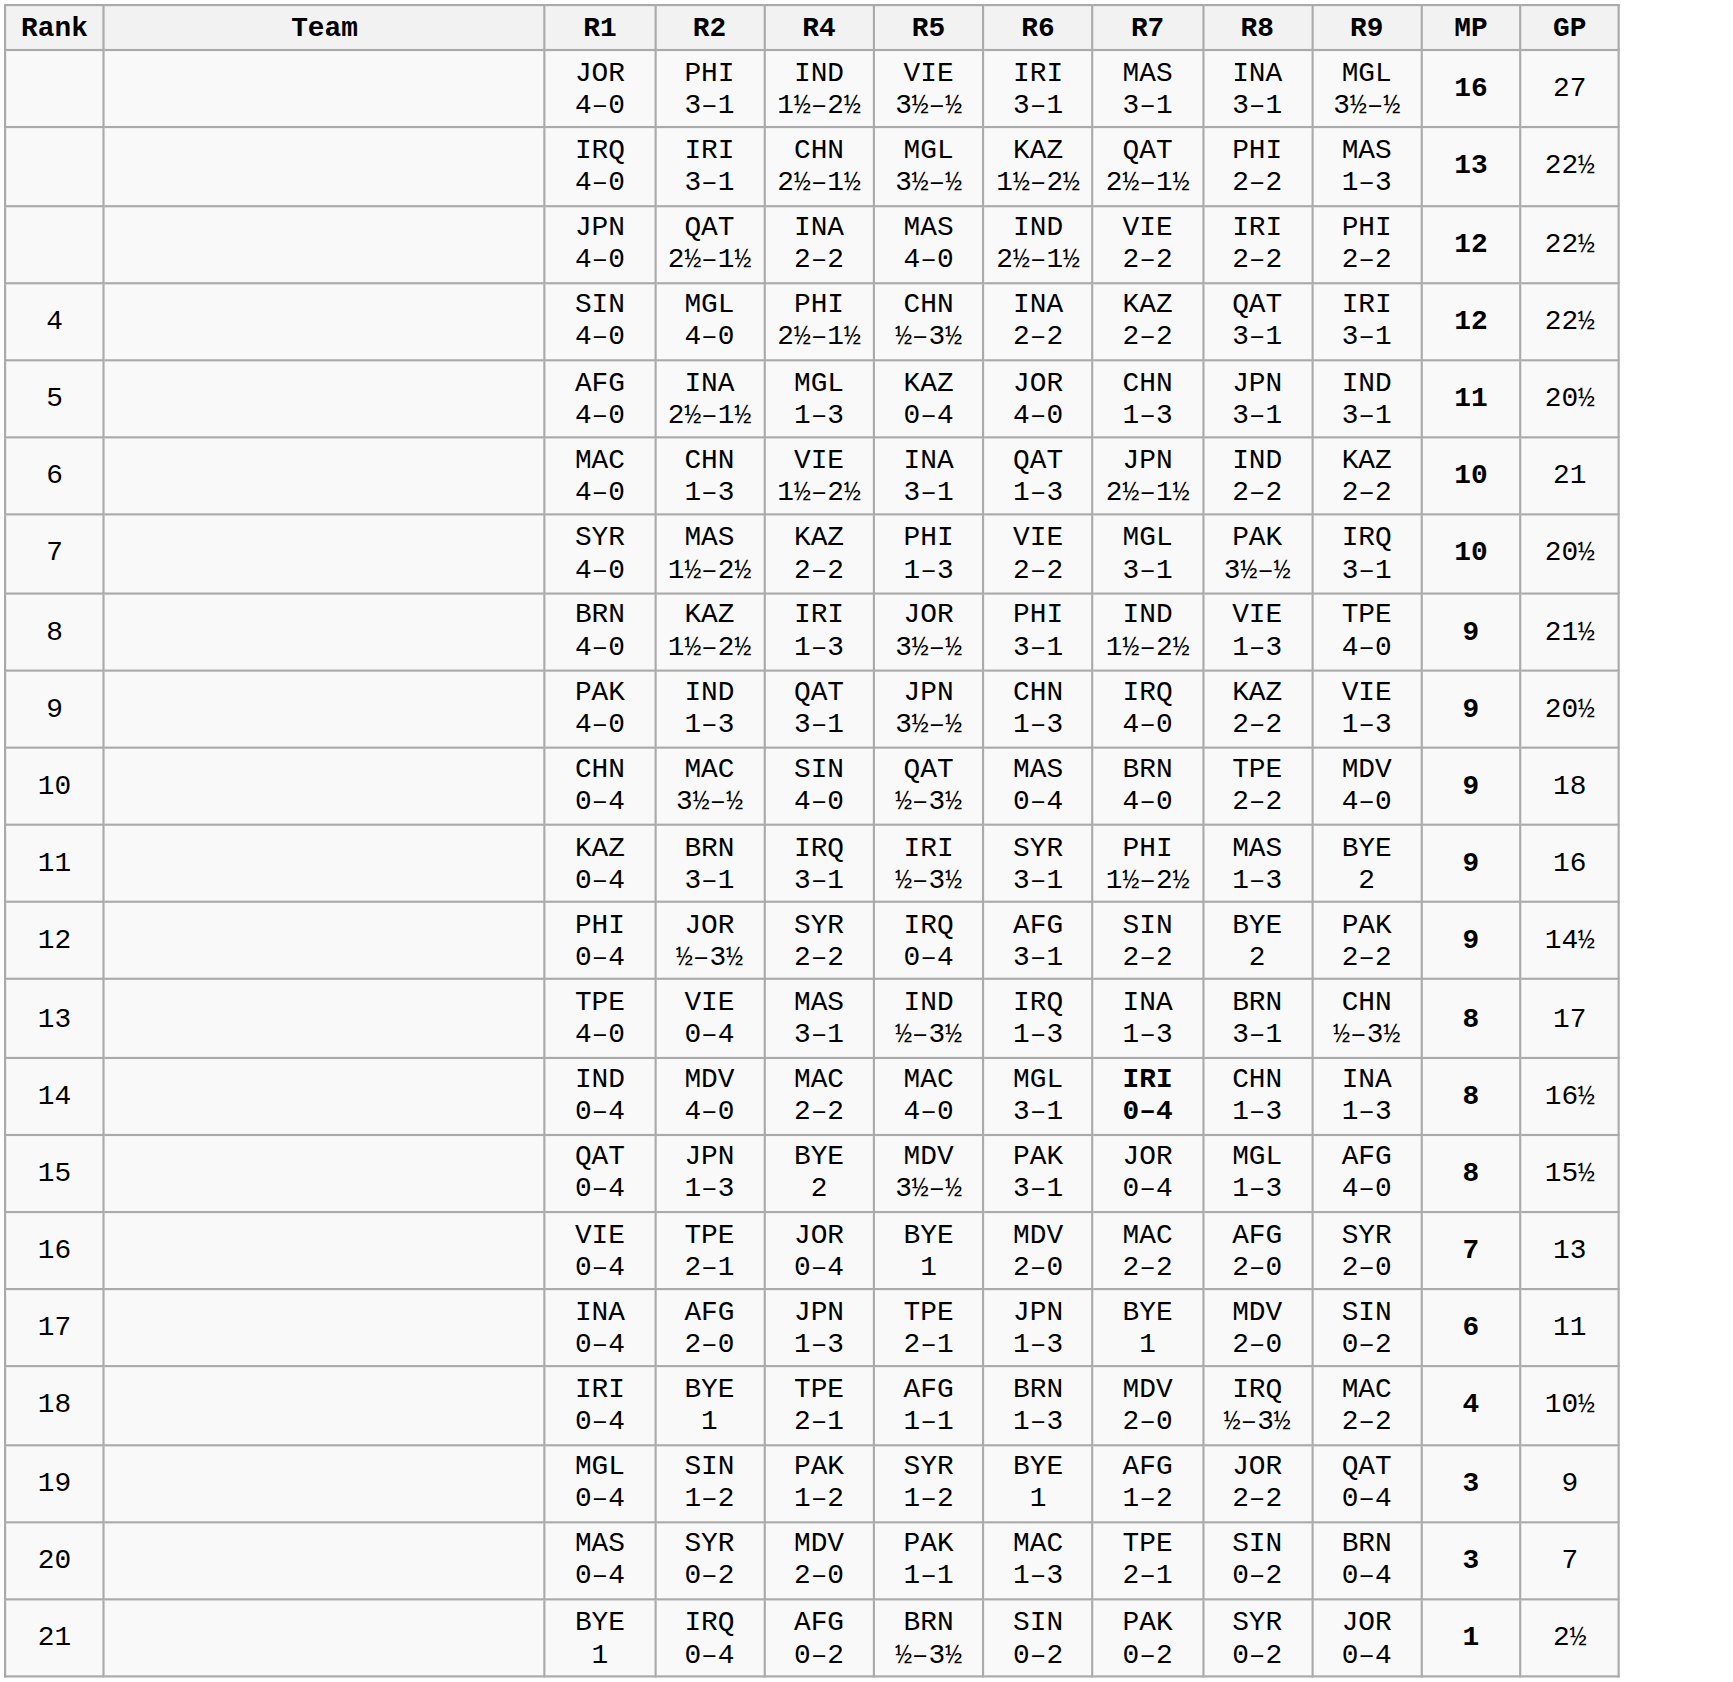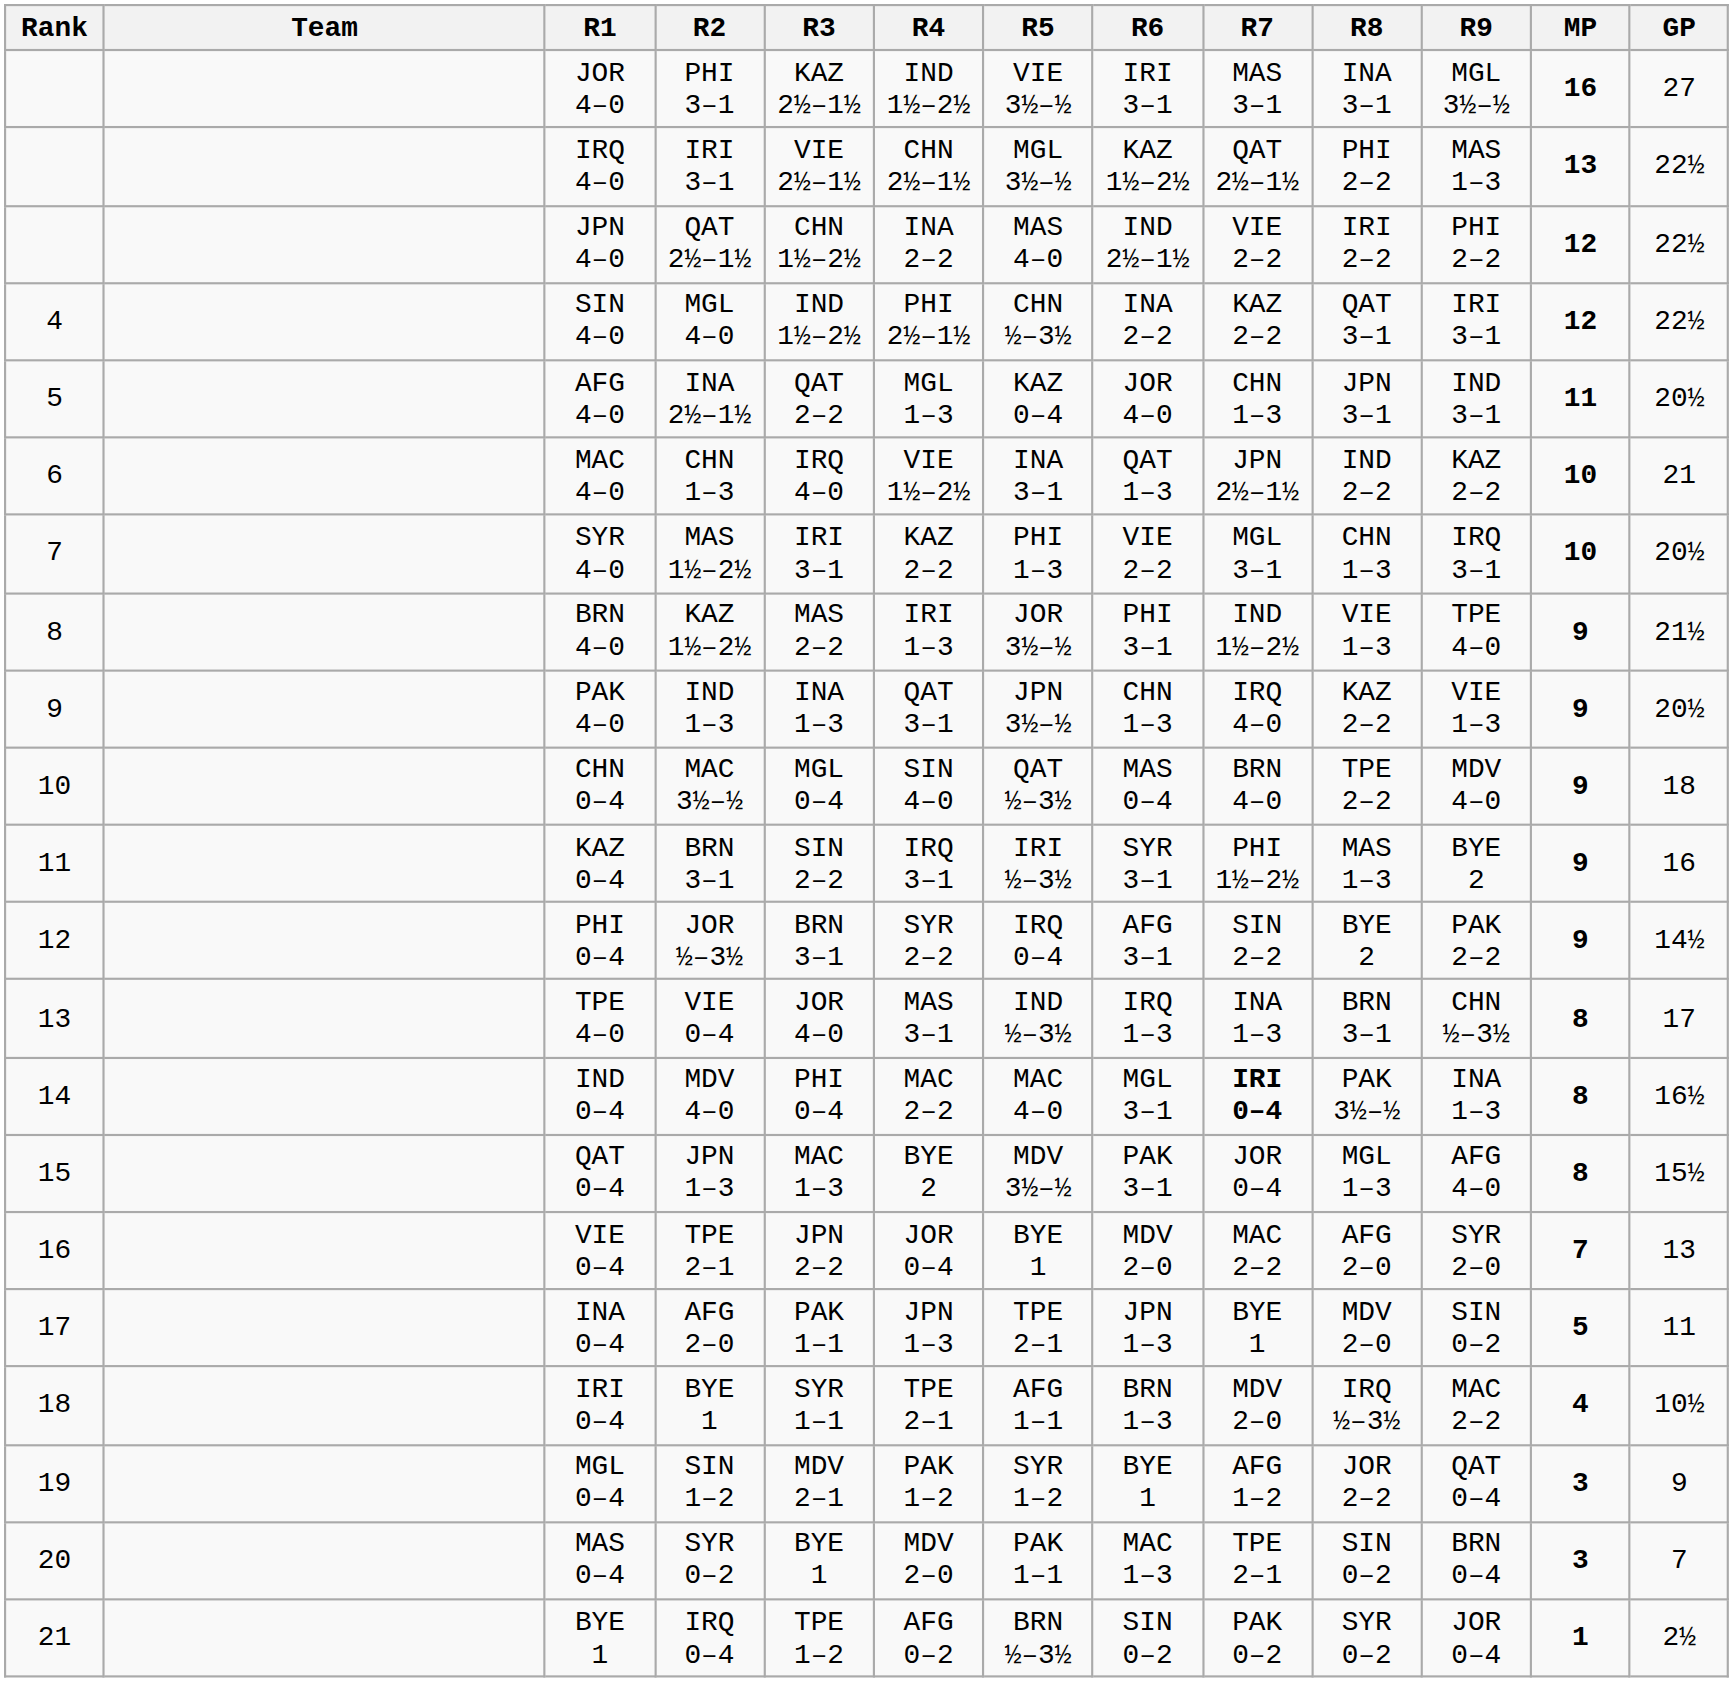+ column: (819, 28)
(1257, 554) PAK 3½–½ -> (1367, 554) CHN 1–3
(1257, 1096) CHN 1–3 -> (1367, 1096) PAK 3½–½
(1471, 1328) 6 -> (1580, 1328) 5
